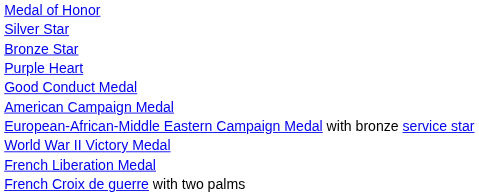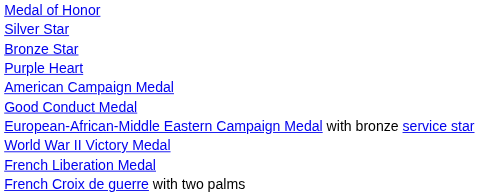rows swapped: (71, 88) <-> (89, 107)
